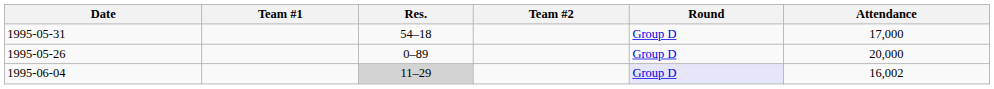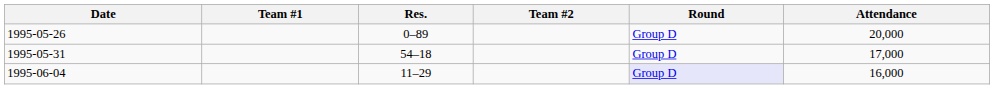rows swapped: (36, 53) <-> (36, 34)
(416, 73) lightgrey background -> (416, 73) no background
(886, 73) 16,002 -> (886, 73) 16,000
